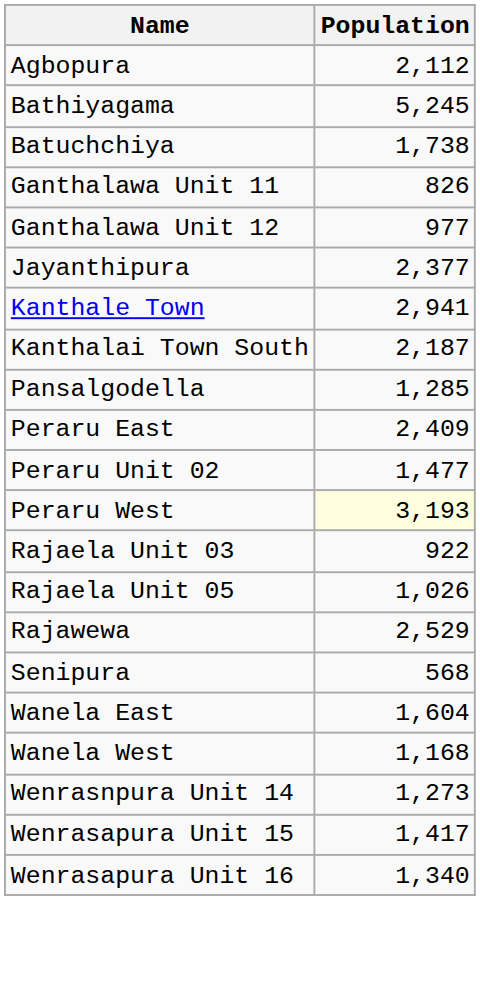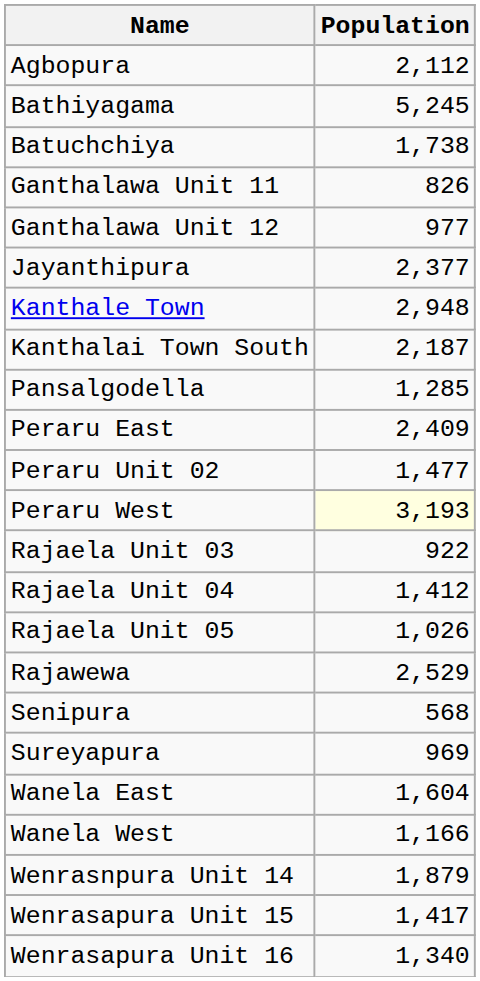(432, 308) 2,941 -> (432, 308) 2,948
+ row: (123, 592)
+ row: (85, 754)
(432, 754) 1,168 -> (432, 835) 1,166
(432, 794) 1,273 -> (432, 875) 1,879
